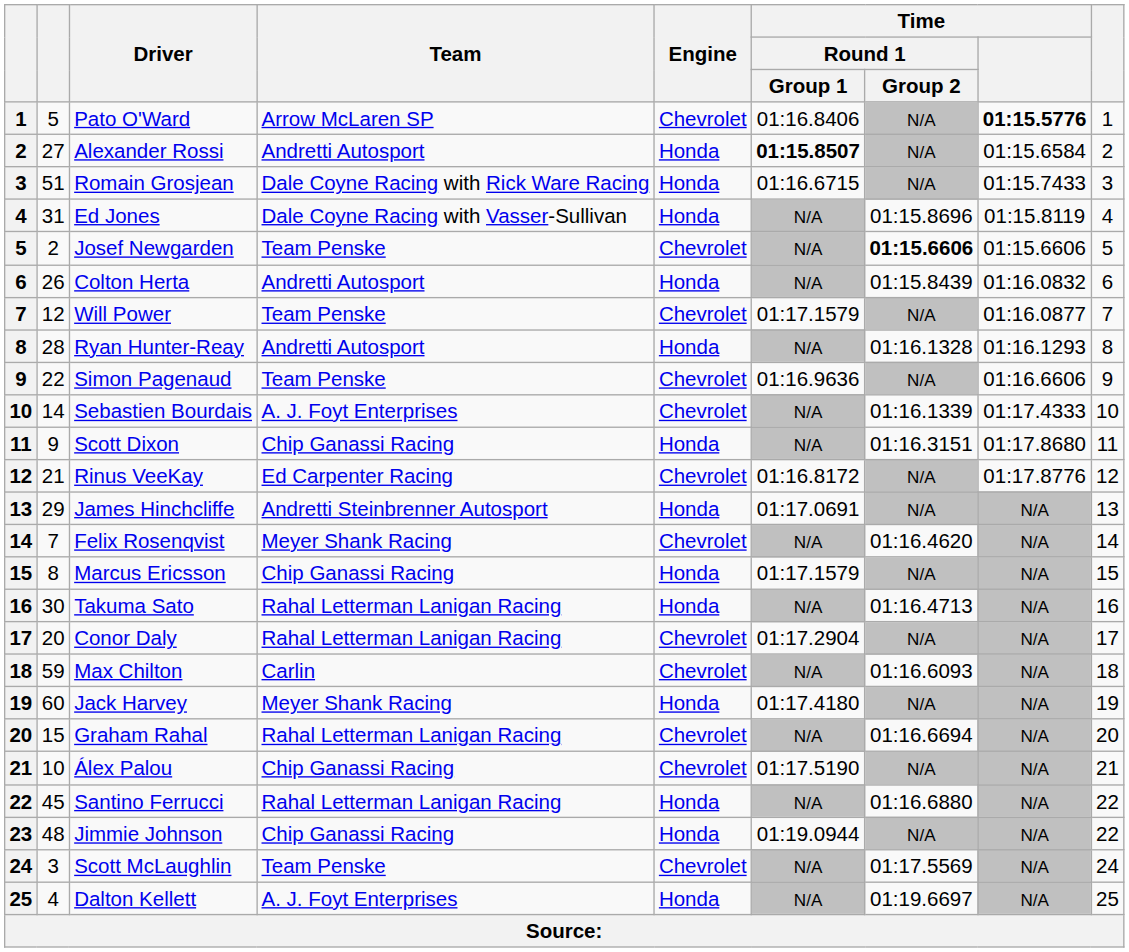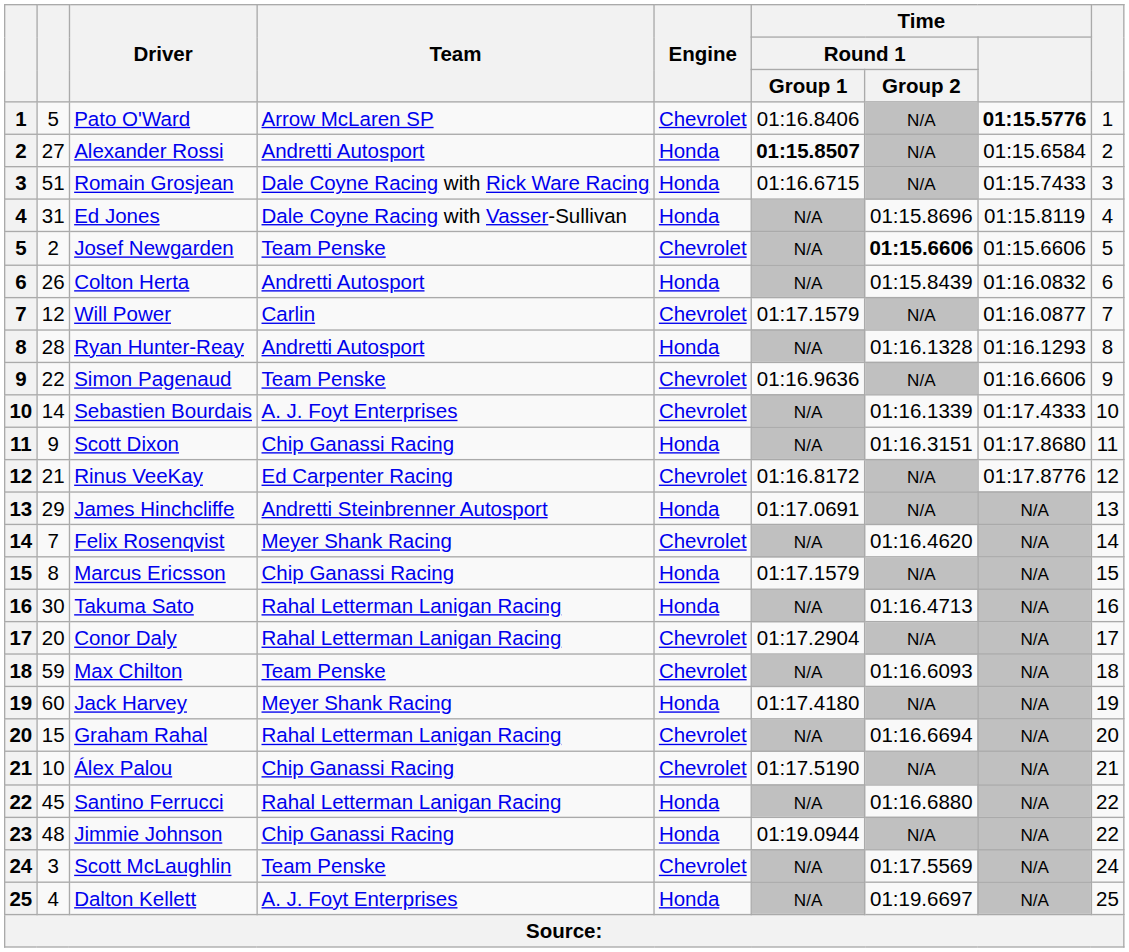(324, 313) Team Penske -> (288, 313) Carlin
(288, 671) Carlin -> (324, 671) Team Penske
